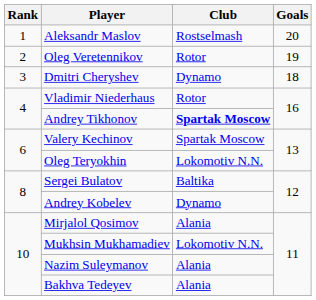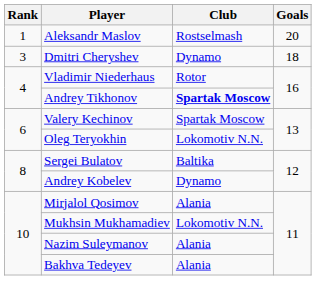- row: (93, 56)
